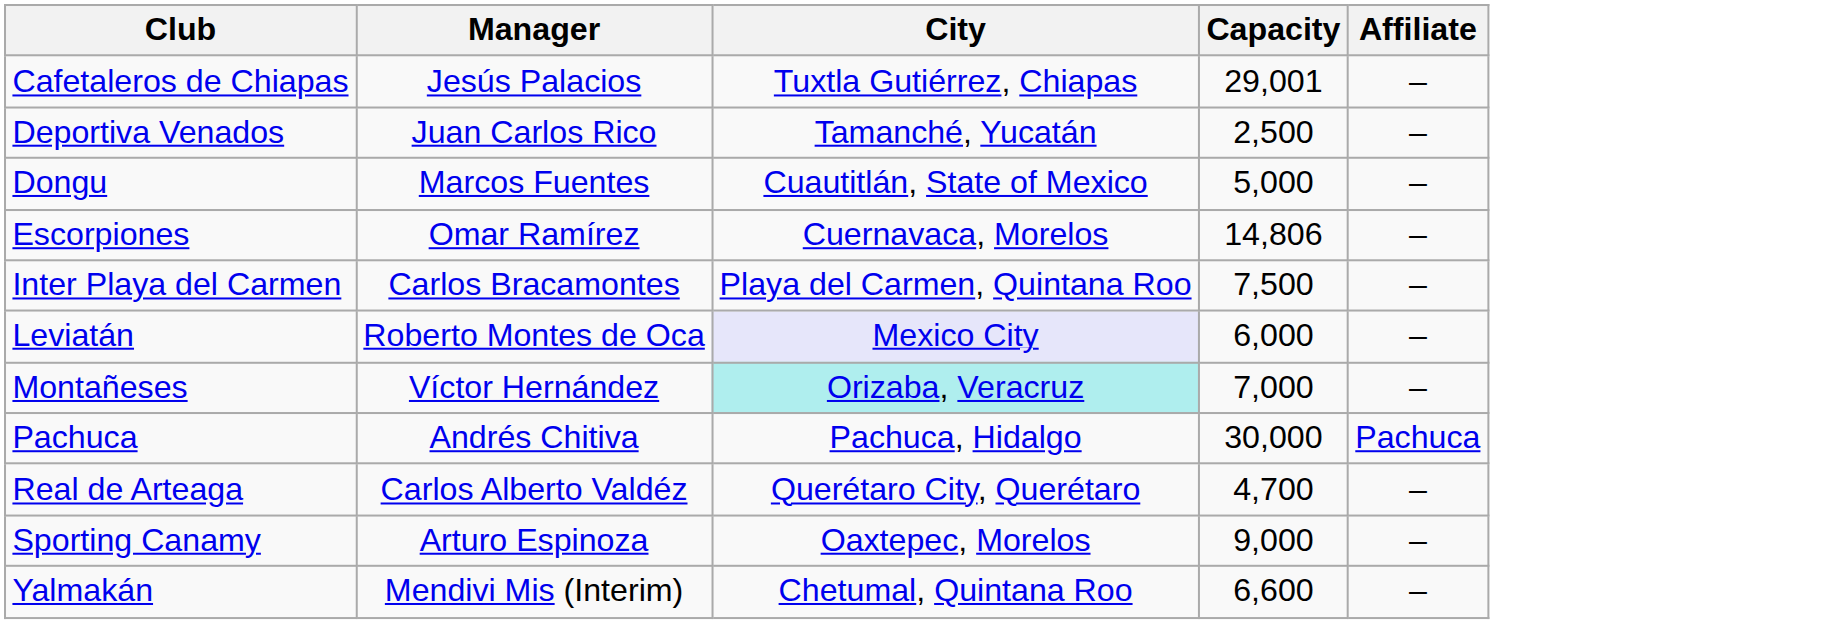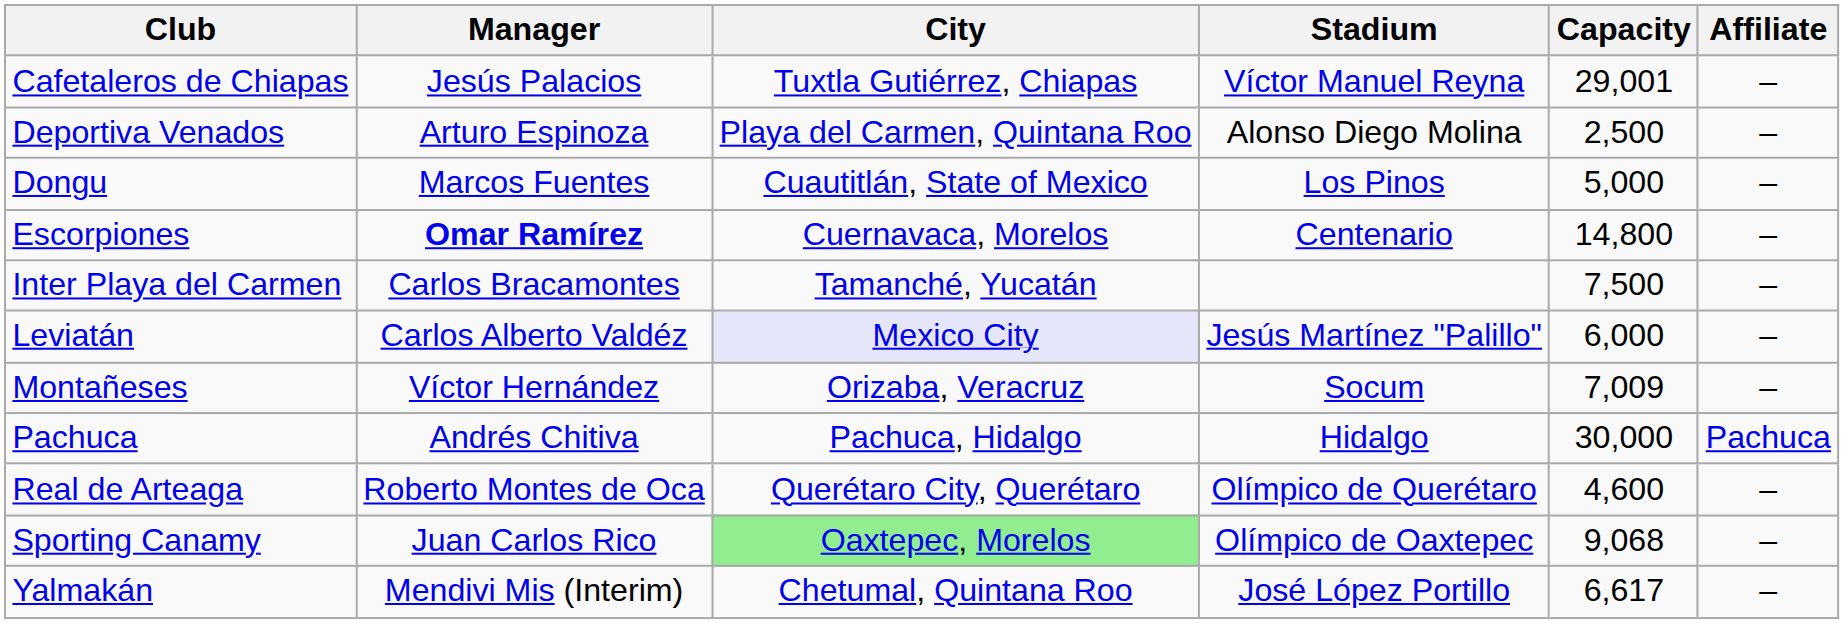+ column: (1374, 30)
(534, 132) Juan Carlos Rico -> (534, 132) Arturo Espinoza
(956, 132) Tamanché, Yucatán -> (956, 132) Playa del Carmen, Quintana Roo
(534, 234) normal -> (534, 234) bold
(1273, 234) 14,806 -> (1624, 234) 14,800
(956, 285) Playa del Carmen, Quintana Roo -> (956, 285) Tamanché, Yucatán
(534, 336) Roberto Montes de Oca -> (534, 336) Carlos Alberto Valdéz
(956, 387) paleturquoise background -> (956, 387) no background
(1273, 387) 7,000 -> (1624, 387) 7,009
(534, 489) Carlos Alberto Valdéz -> (534, 489) Roberto Montes de Oca
(1273, 489) 4,700 -> (1624, 489) 4,600
(534, 540) Arturo Espinoza -> (534, 540) Juan Carlos Rico
(956, 540) no background -> (956, 540) lightgreen background
(1273, 540) 9,000 -> (1624, 540) 9,068
(1273, 591) 6,600 -> (1624, 591) 6,617
